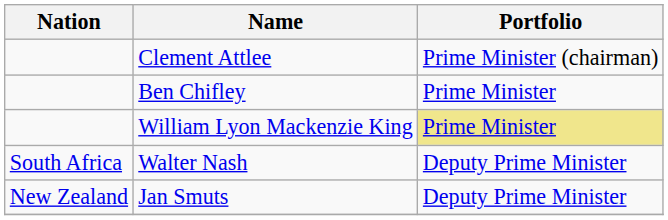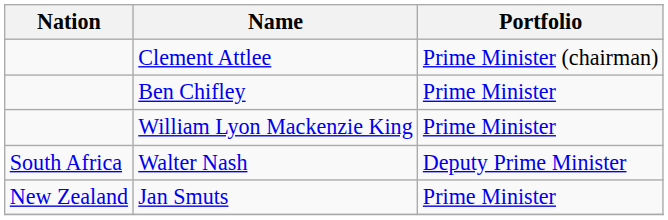(489, 127) khaki background -> (489, 127) no background
(525, 197) Deputy Prime Minister -> (489, 197) Prime Minister
